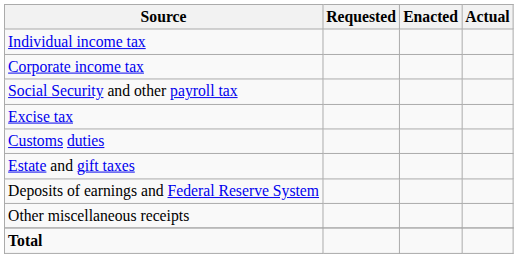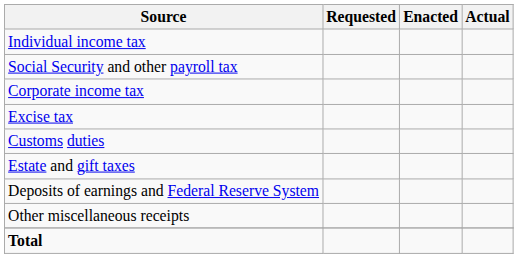rows swapped: (76, 66) <-> (123, 91)
